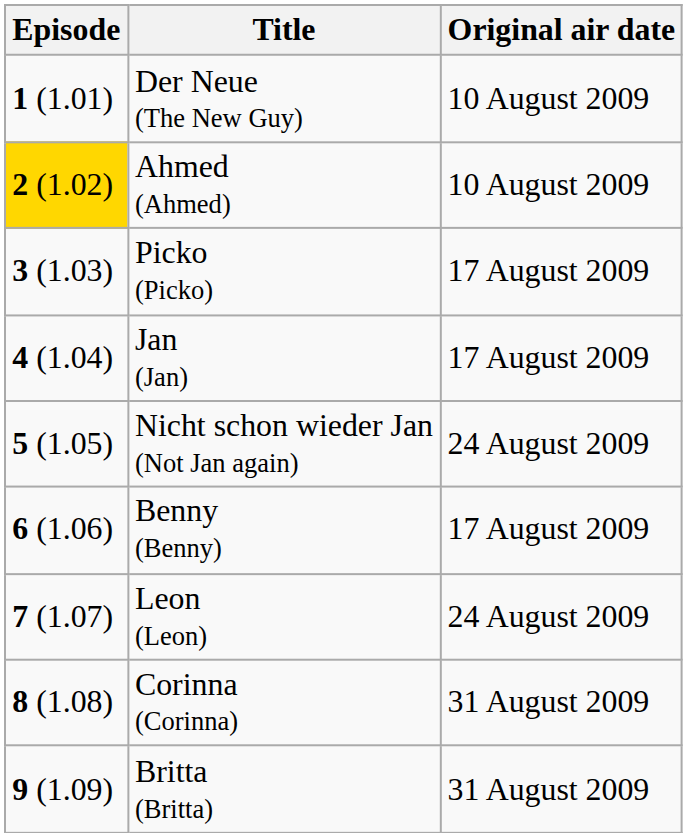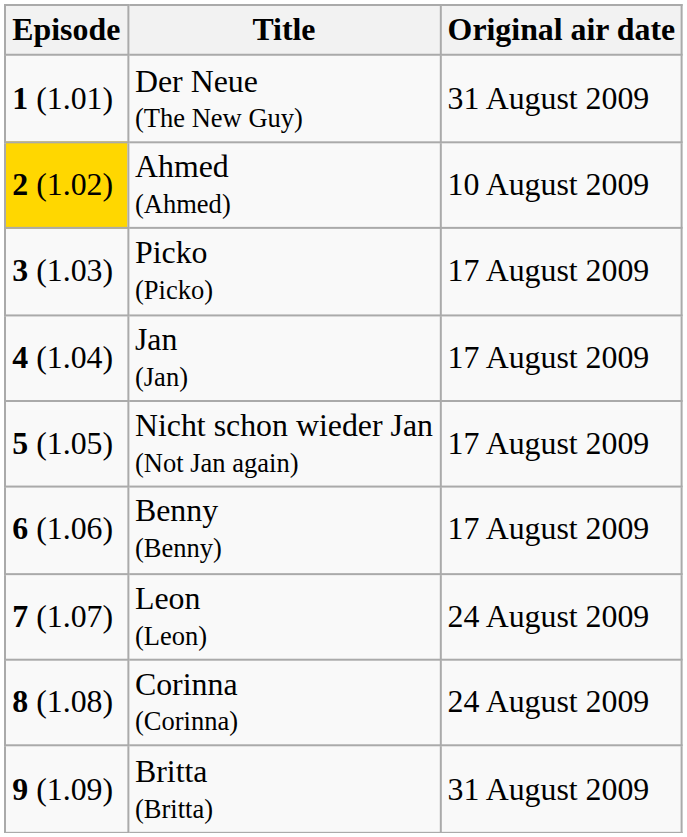(548, 98) 10 August 2009 -> (548, 98) 31 August 2009
(548, 443) 24 August 2009 -> (548, 443) 17 August 2009
(548, 702) 31 August 2009 -> (548, 702) 24 August 2009
